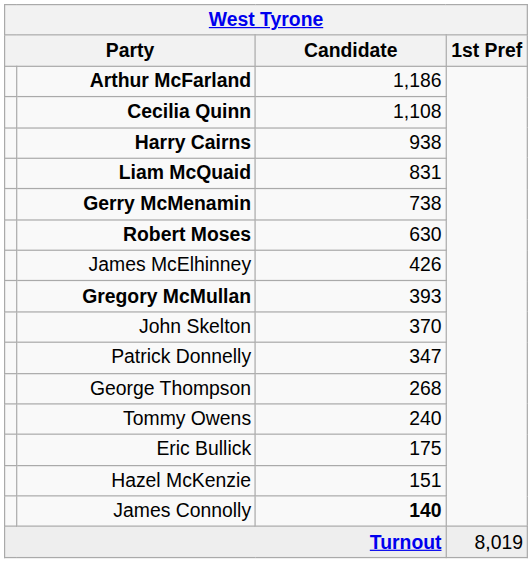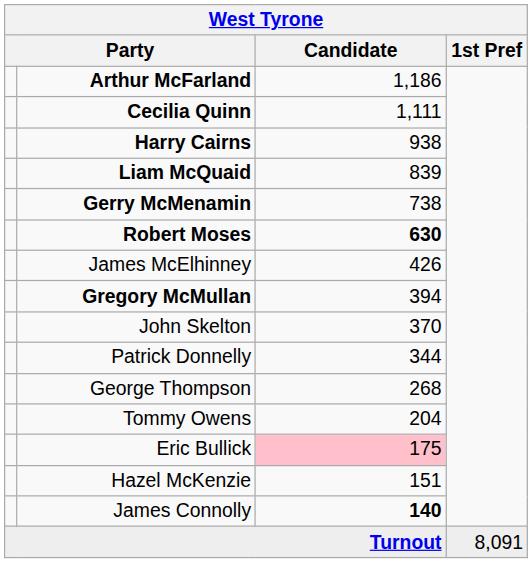(417, 111) 1,108 -> (419, 111) 1,111
(425, 173) 831 -> (425, 173) 839
(425, 234) normal -> (425, 234) bold
(425, 296) 393 -> (425, 296) 394
(425, 357) 347 -> (425, 357) 344
(425, 419) 240 -> (425, 419) 204
(425, 449) no background -> (425, 449) pink background
(499, 541) 8,019 -> (499, 541) 8,091
